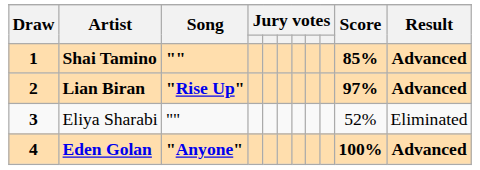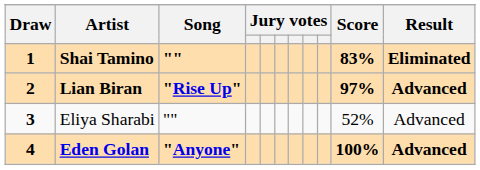(360, 59) 85% -> (357, 59) 83%
(429, 59) Advanced -> (429, 59) Eliminated
(429, 119) Eliminated -> (429, 119) Advanced
